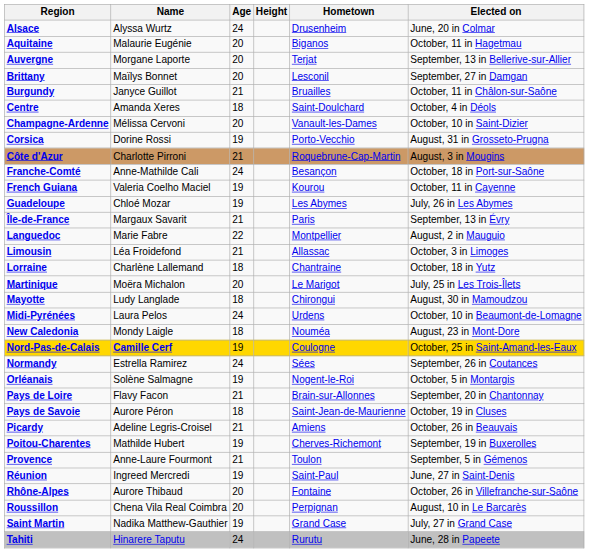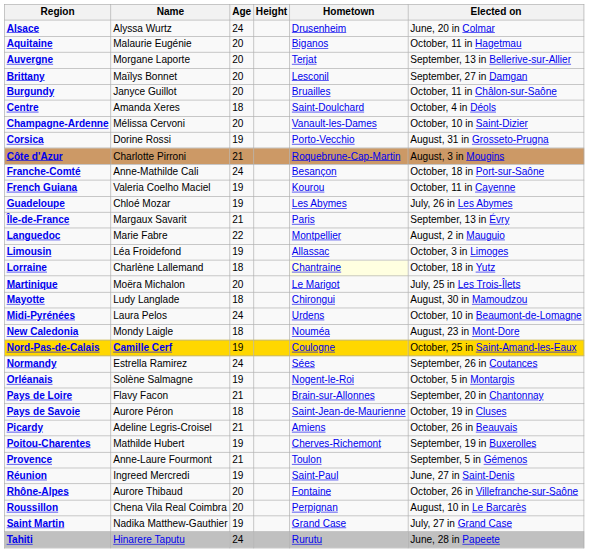(238, 92) 21 -> (238, 92) 20
(238, 252) 21 -> (238, 252) 19
(317, 268) no background -> (317, 268) lightyellow background
